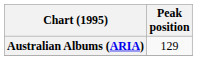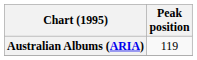(169, 45) 129 -> (169, 45) 119
